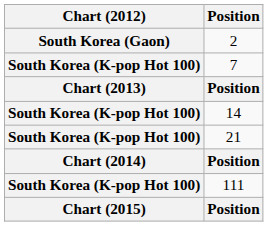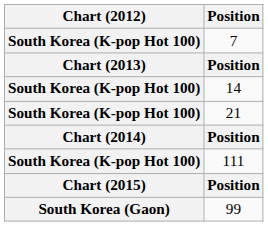- row: (233, 40)
+ row: (233, 209)
